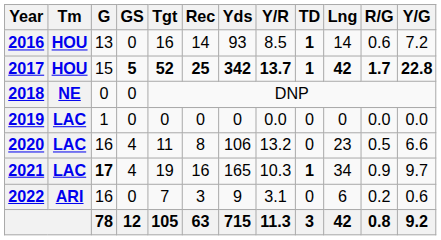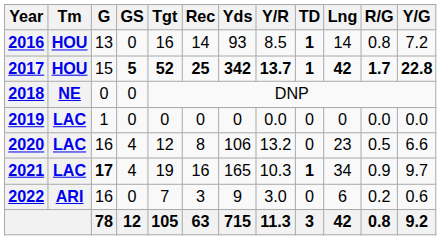(379, 42) 0.6 -> (379, 42) 0.8
(165, 145) 11 -> (165, 145) 12
(276, 196) 3.1 -> (276, 196) 3.0
